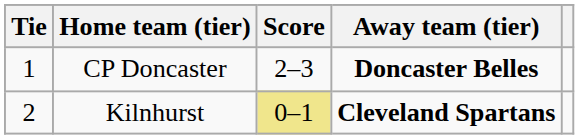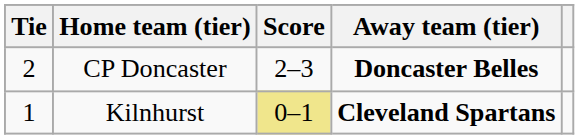(29, 68) 1 -> (29, 68) 2
(29, 111) 2 -> (29, 111) 1
